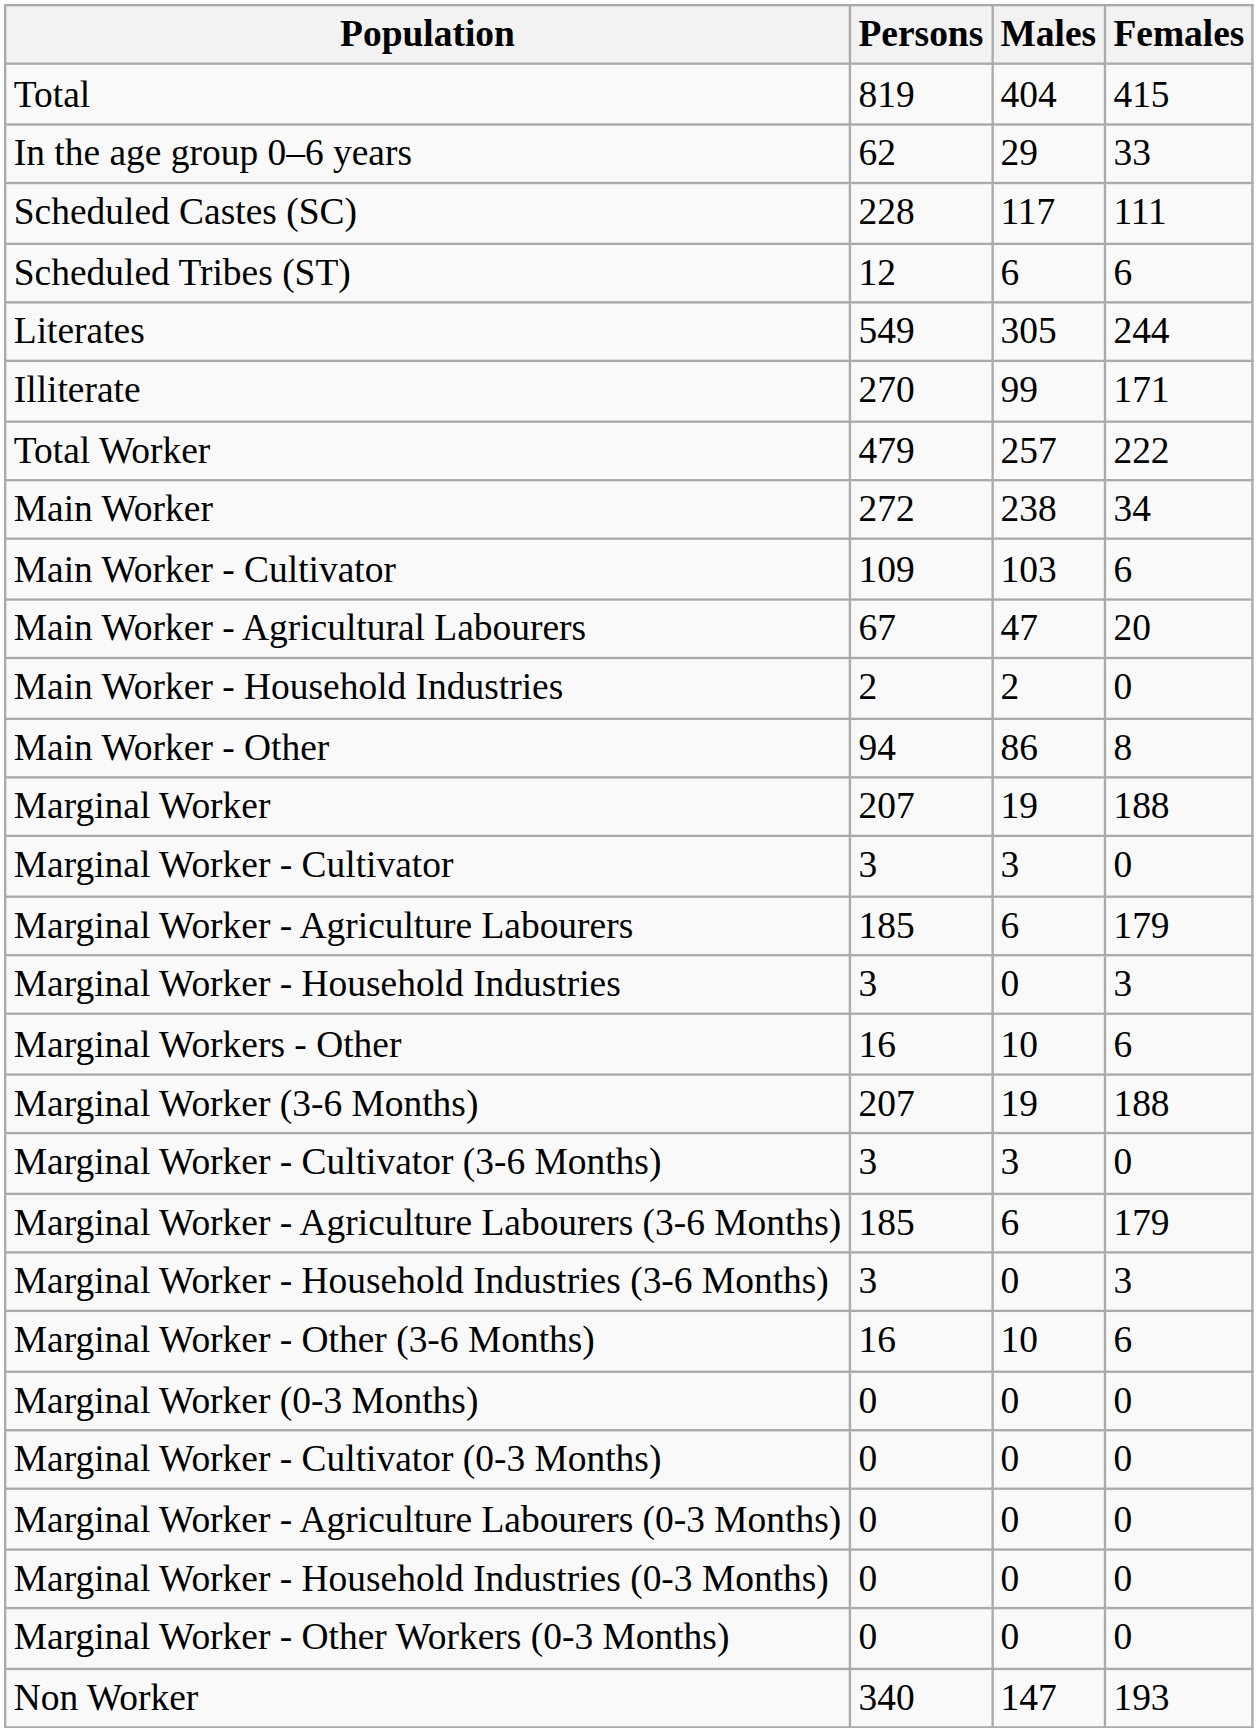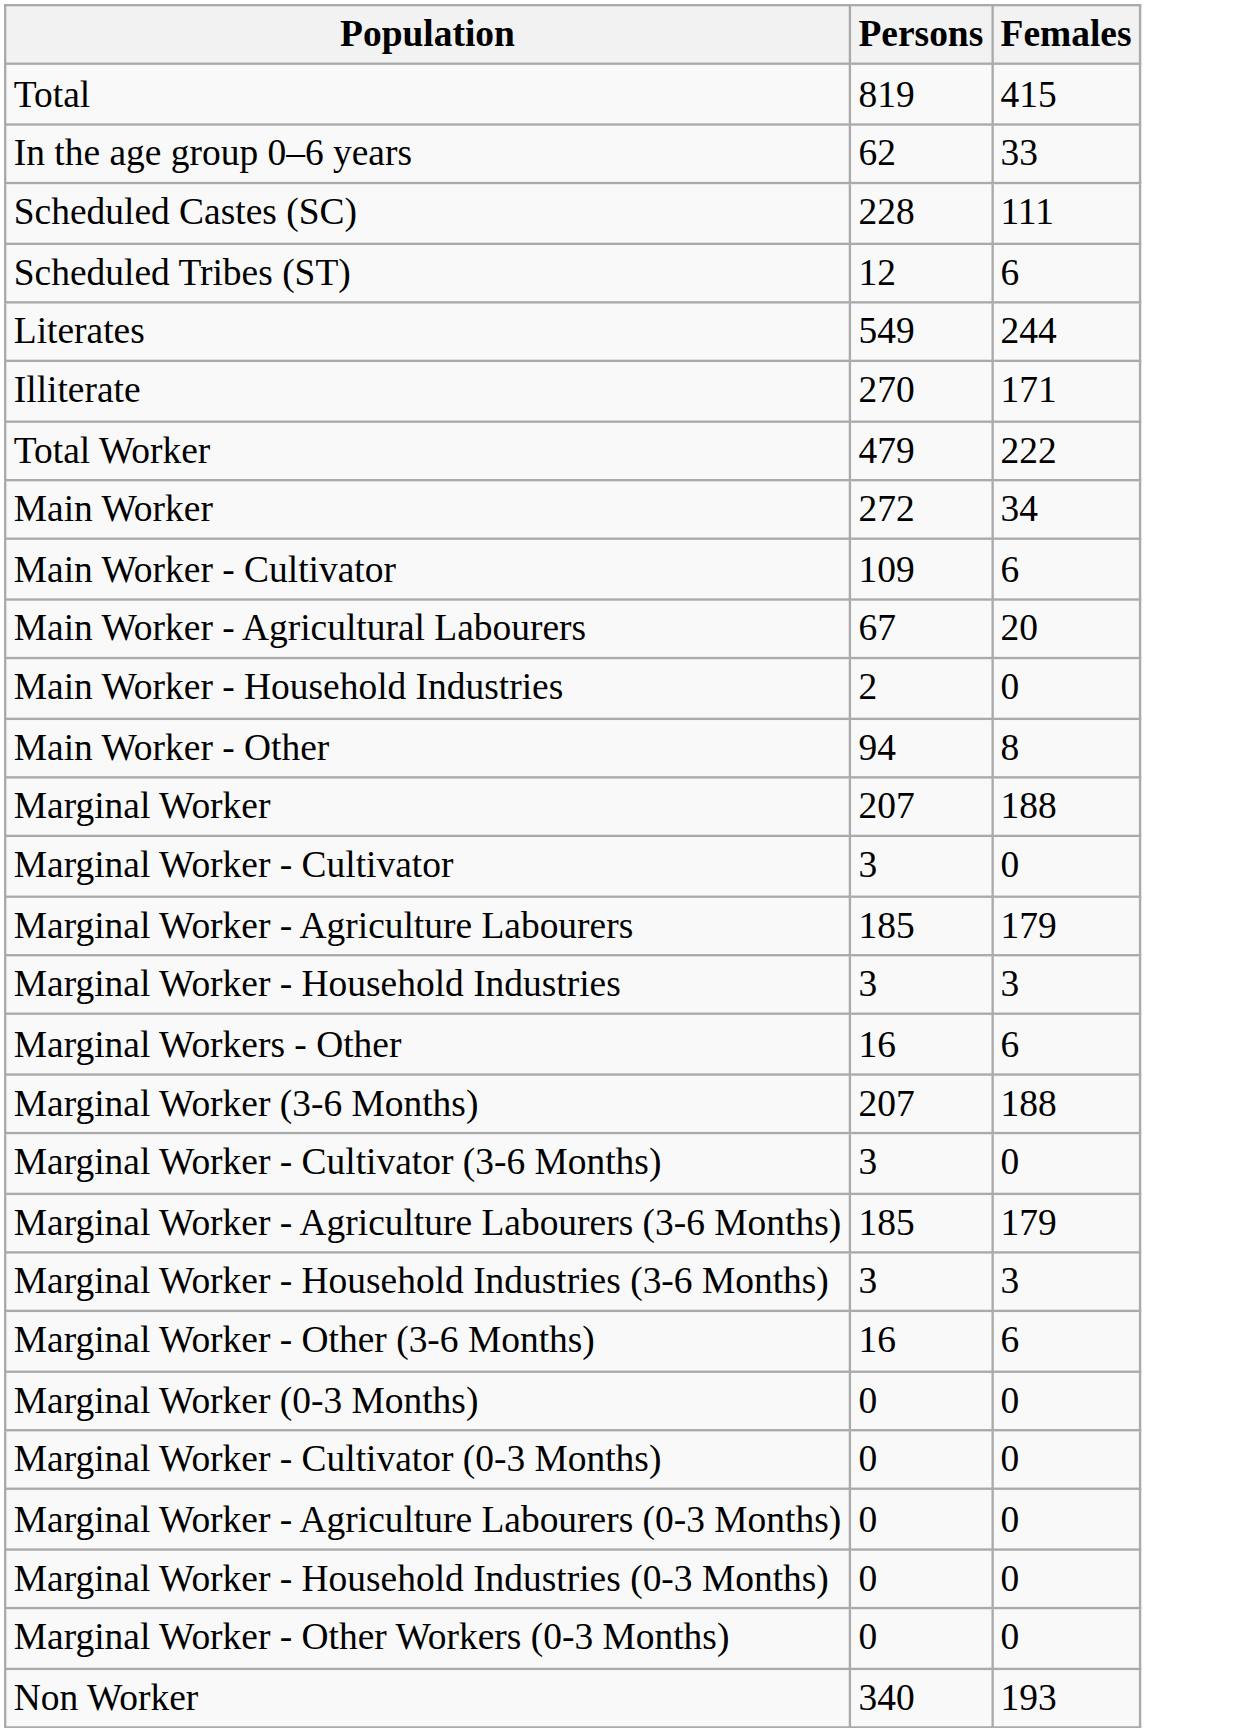- column: (1048, 34)
